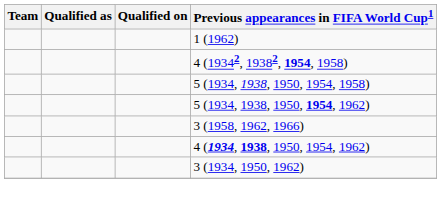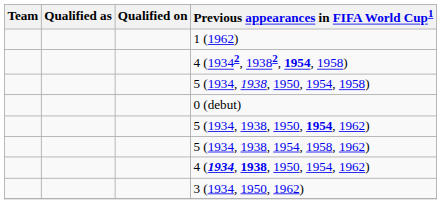+ row: (217, 105)
+ row: (282, 146)
- row: (249, 126)
